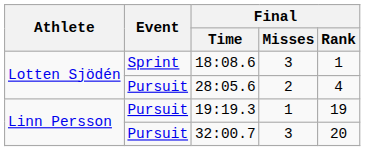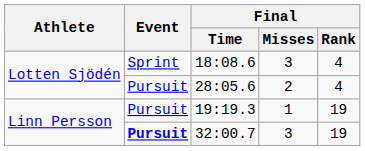(339, 63) 1 -> (339, 63) 4
(158, 134) normal -> (158, 134) bold
(339, 134) 20 -> (339, 134) 19
